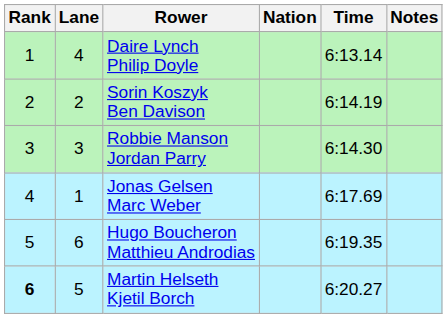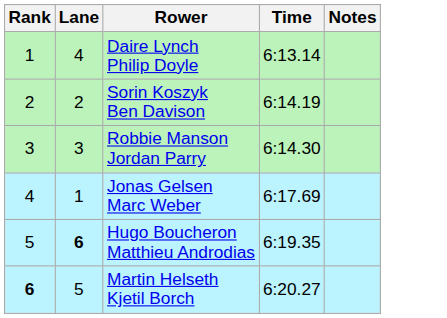- column: (290, 18)
(79, 242) normal -> (79, 242) bold
